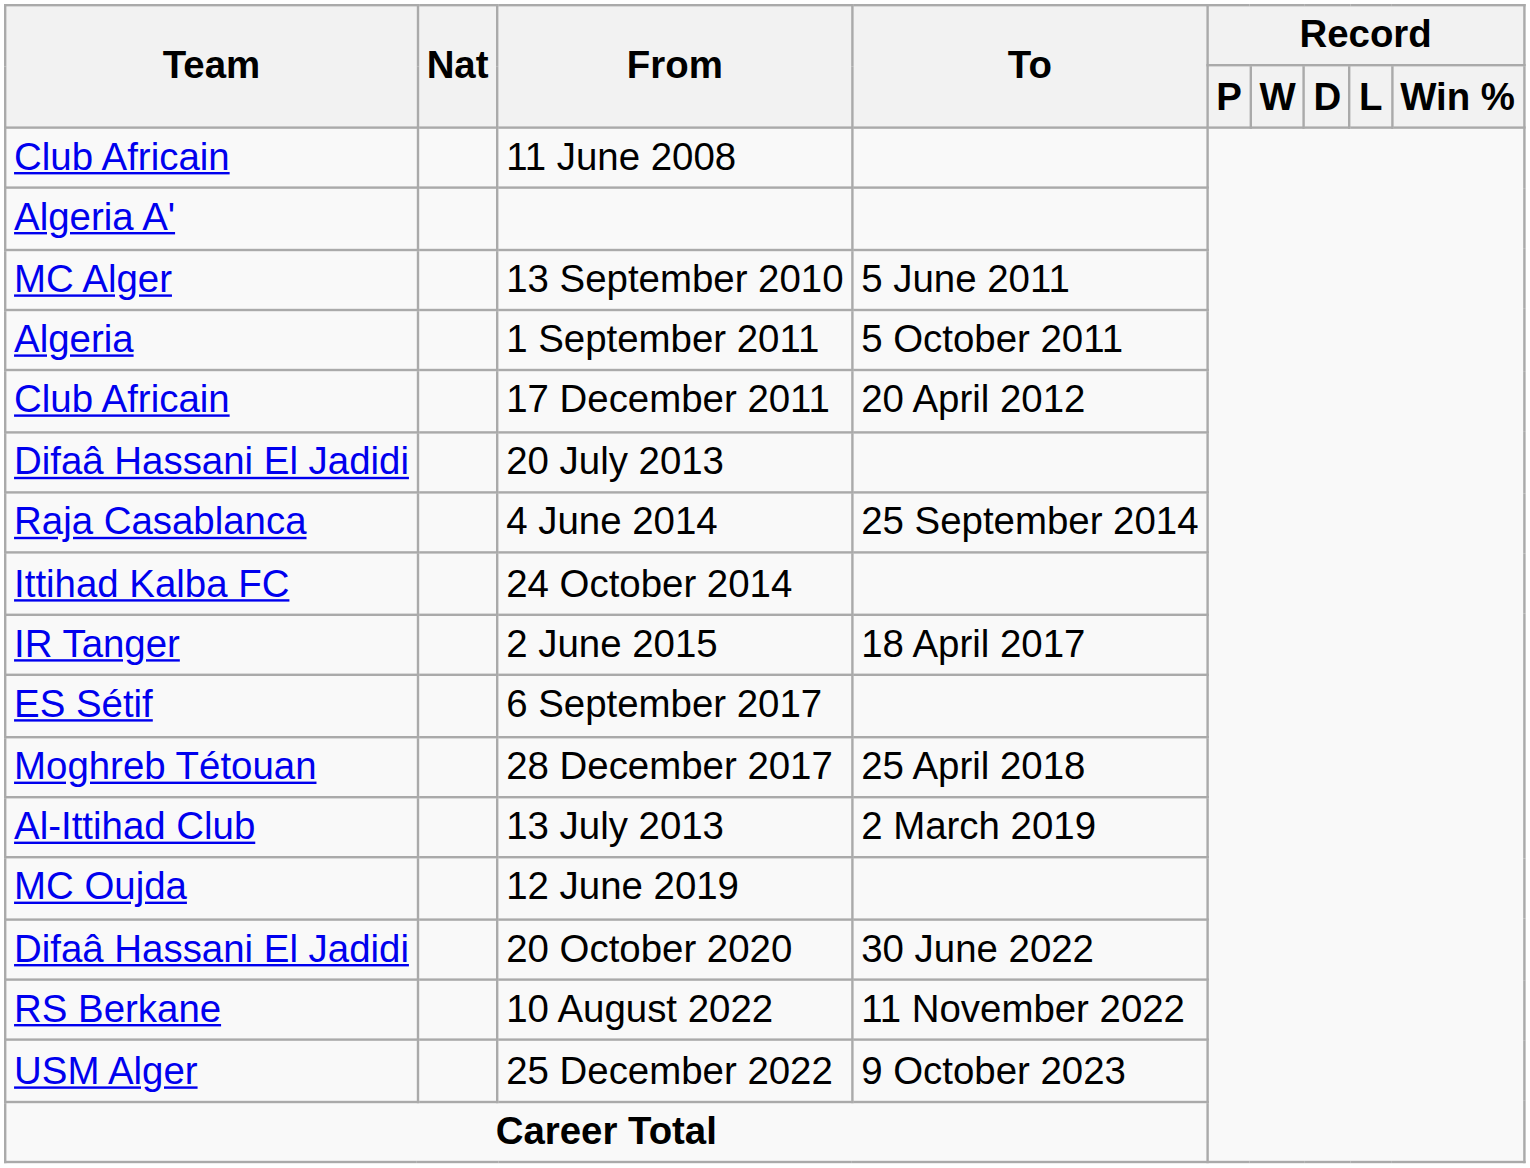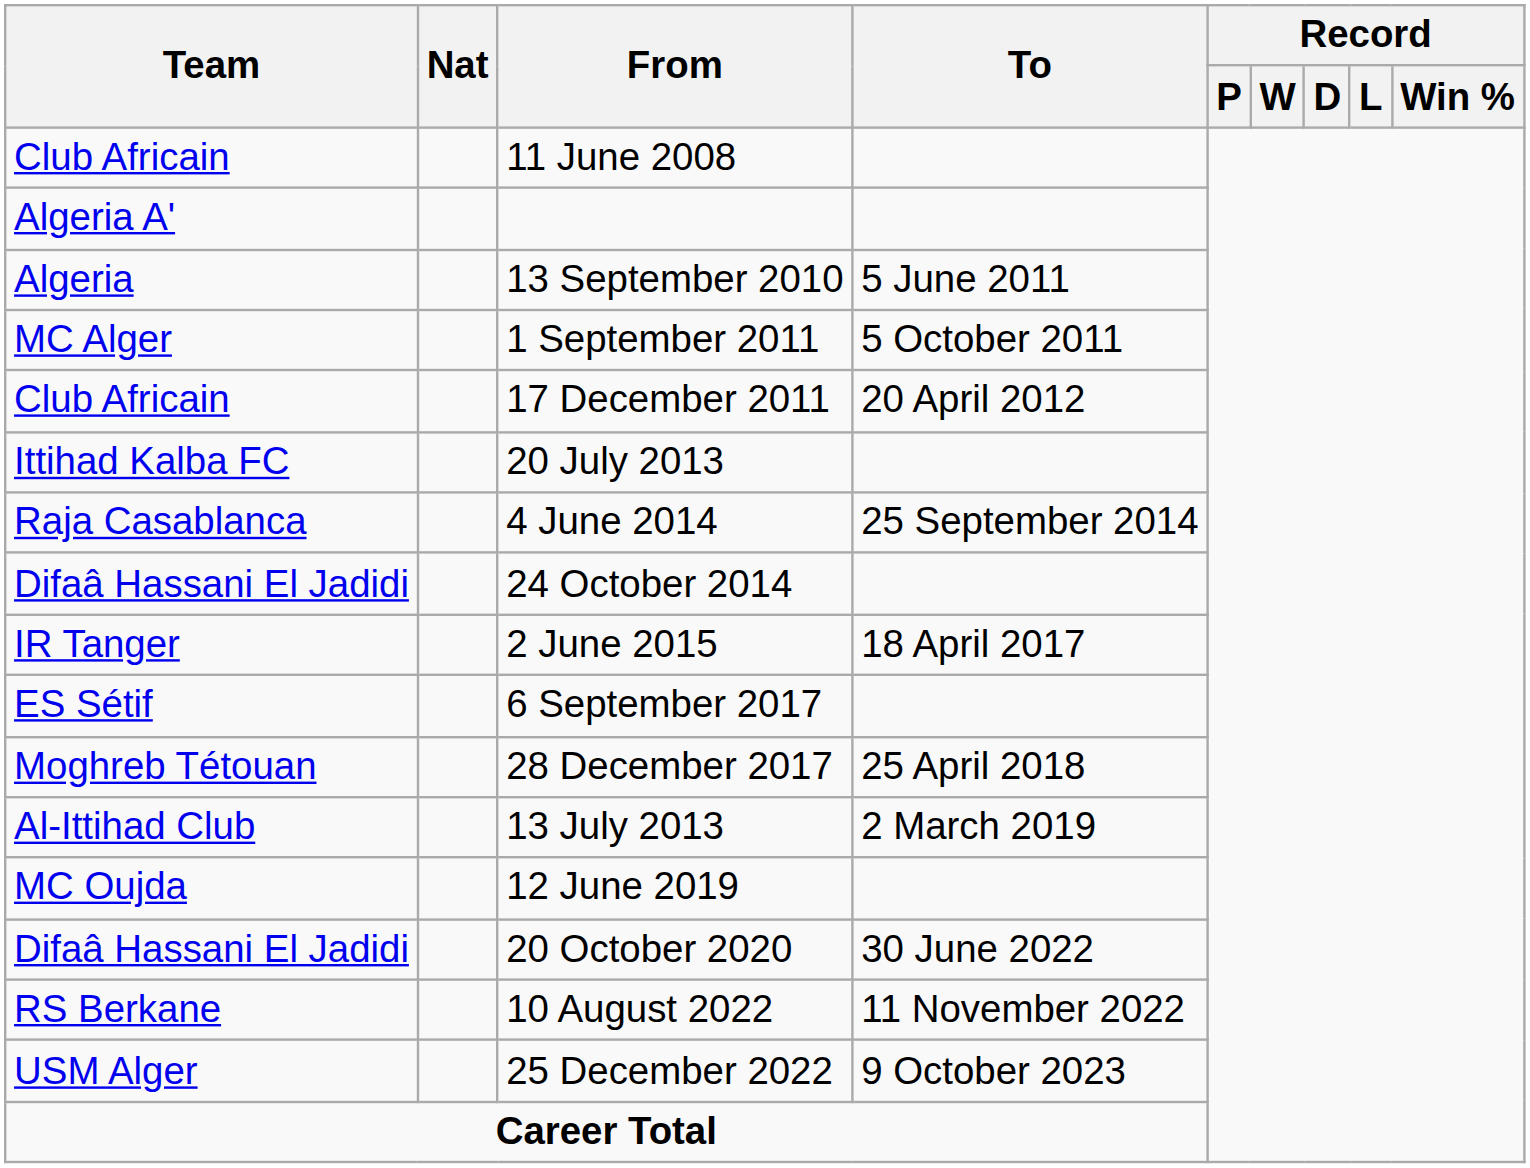(93, 278) MC Alger -> (74, 278) Algeria
(74, 339) Algeria -> (93, 339) MC Alger
(211, 461) Difaâ Hassani El Jadidi -> (152, 461) Ittihad Kalba FC
(152, 583) Ittihad Kalba FC -> (211, 583) Difaâ Hassani El Jadidi
